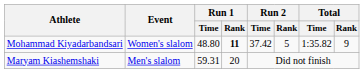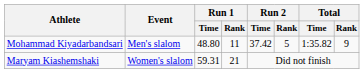(160, 44) Women's slalom -> (154, 44) Men's slalom
(235, 44) bold -> (235, 44) normal
(154, 61) Men's slalom -> (160, 61) Women's slalom
(235, 61) 20 -> (235, 61) 21
